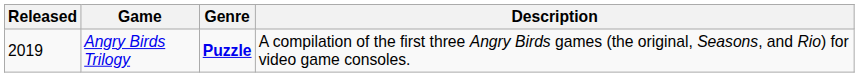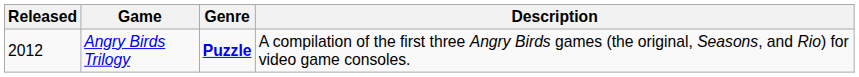(26, 50) 2019 -> (26, 50) 2012
